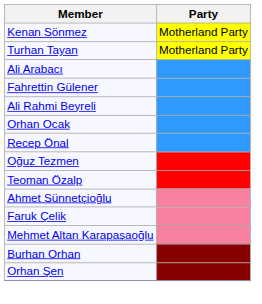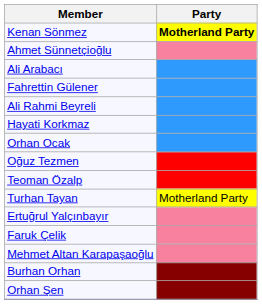(203, 32) normal -> (207, 32) bold
rows swapped: (42, 51) <-> (59, 198)
+ row: (48, 125)
- row: (38, 143)
+ row: (58, 217)
